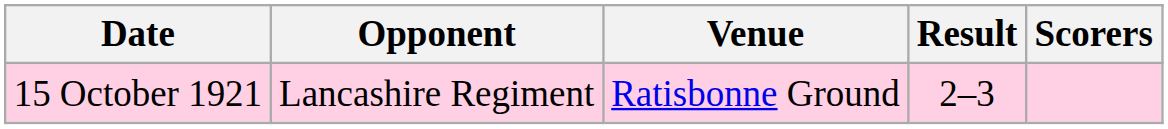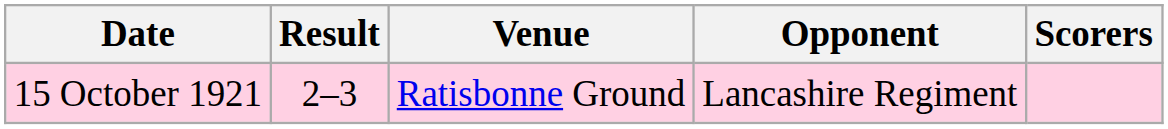columns swapped: (437, 33) <-> (967, 33)
